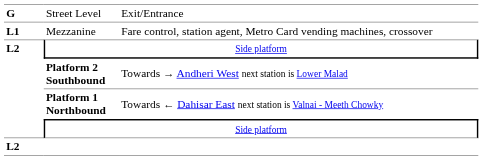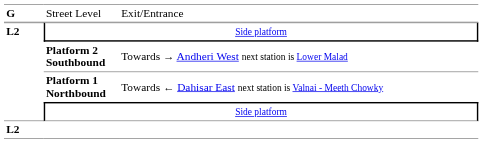- row: (71, 31)
